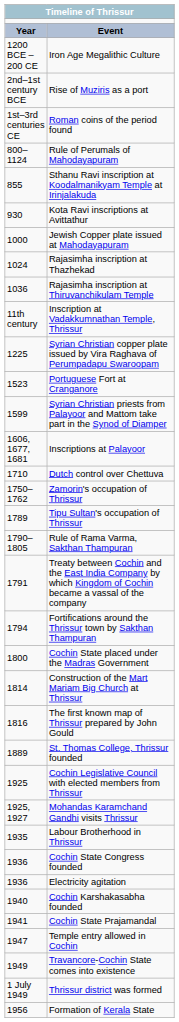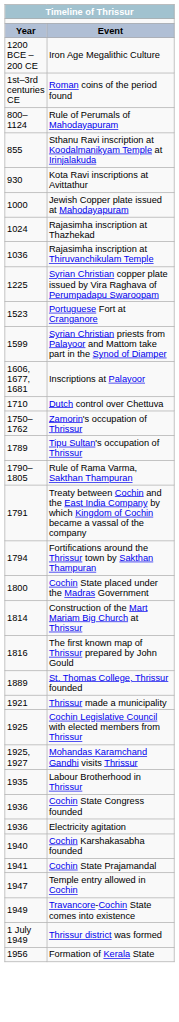- row: (99, 90)
- row: (102, 319)
+ row: (108, 702)
